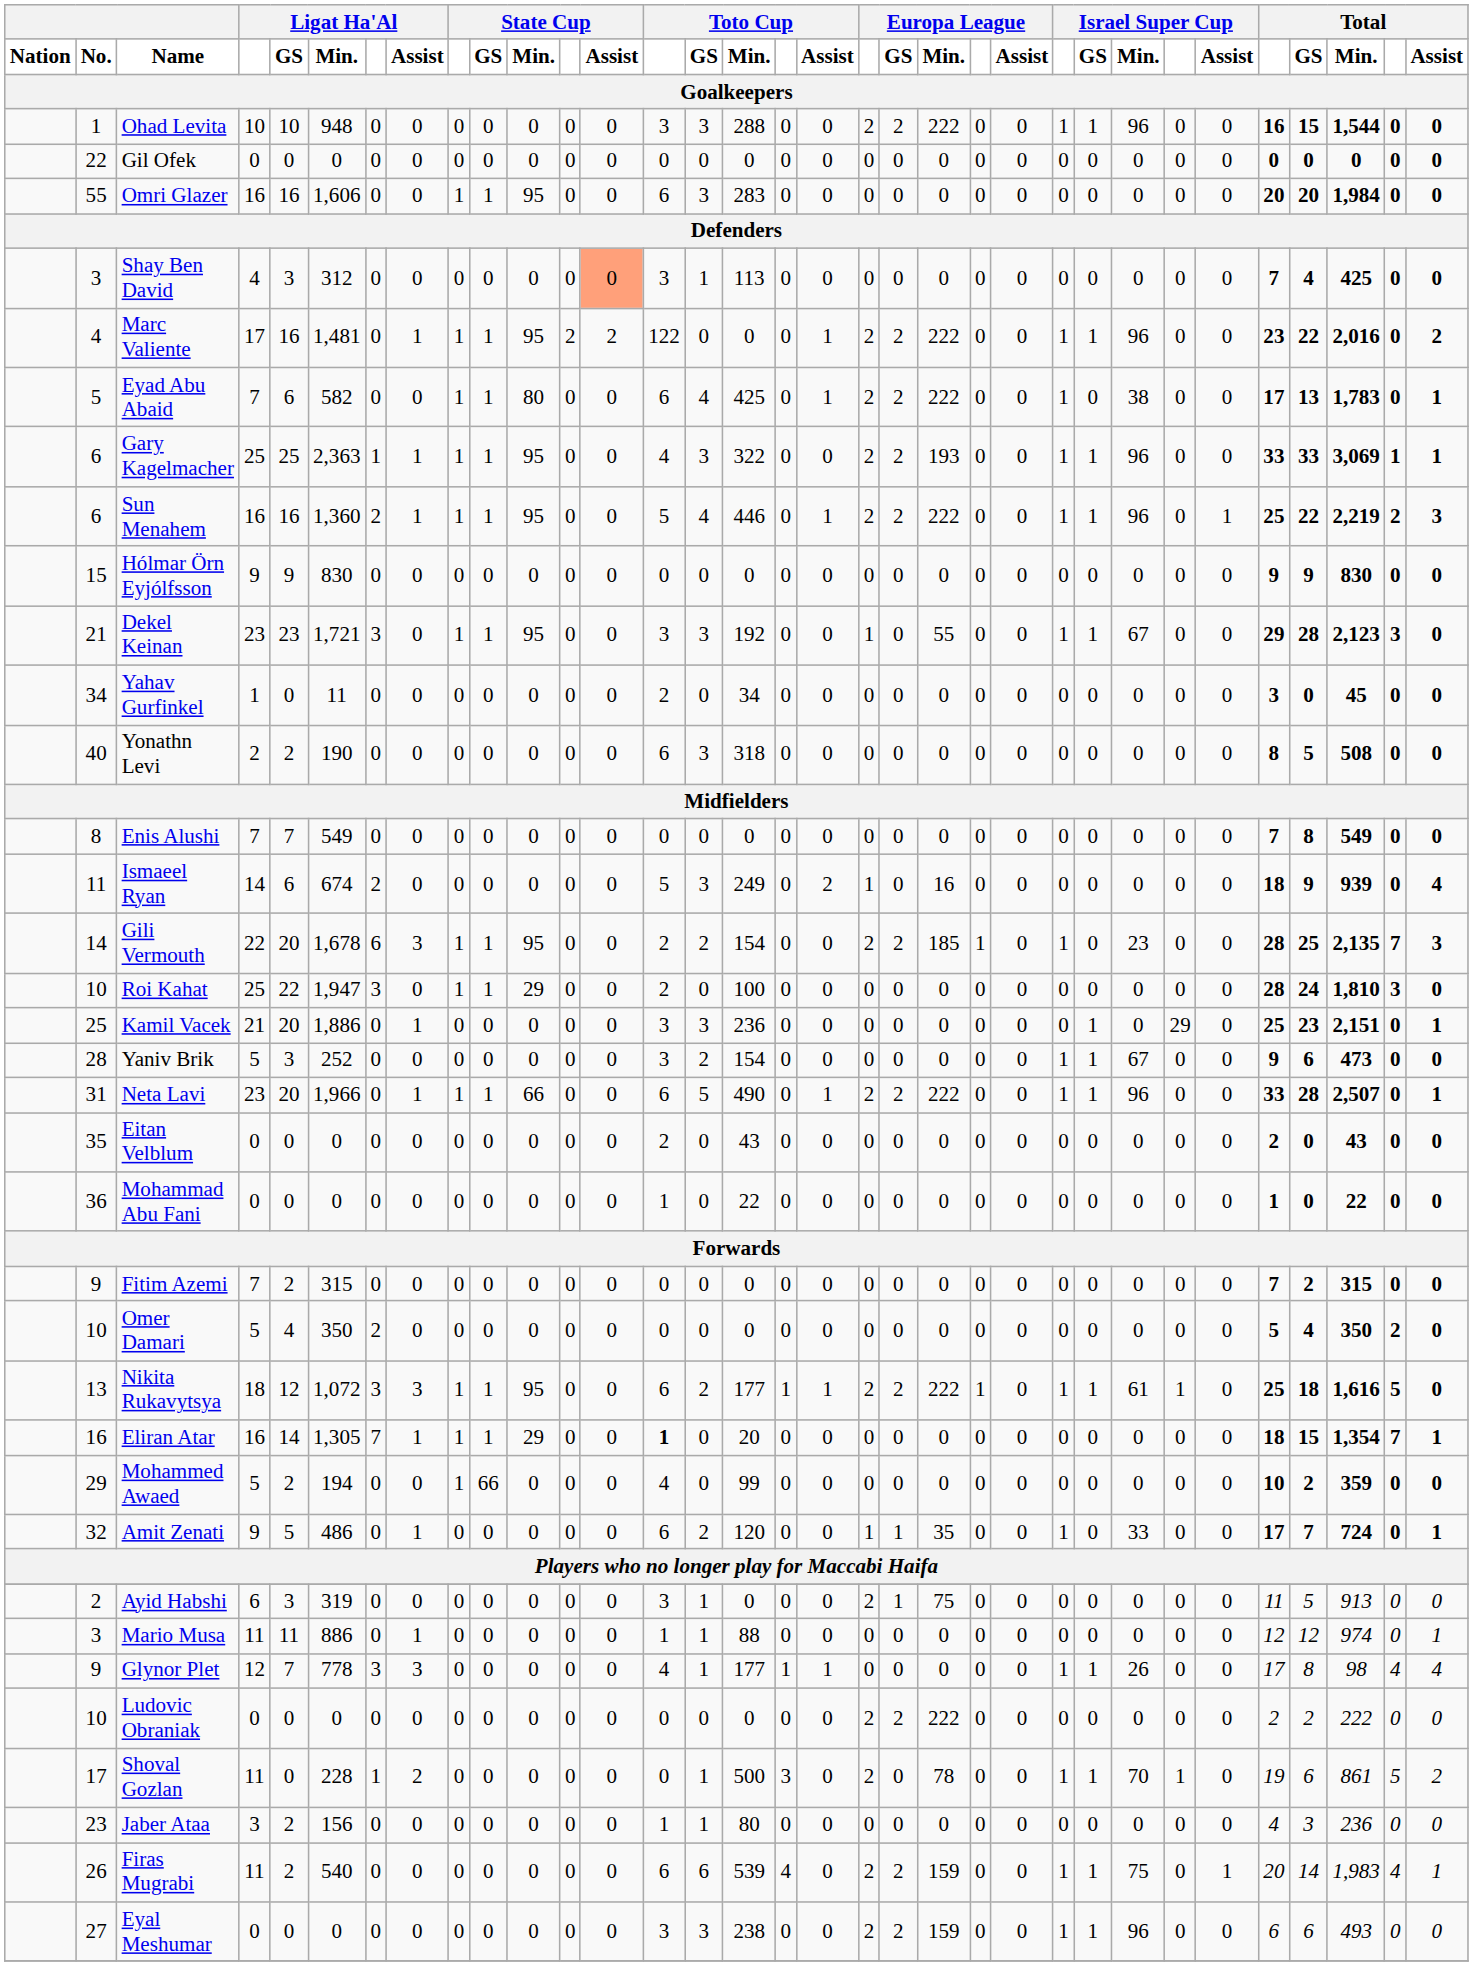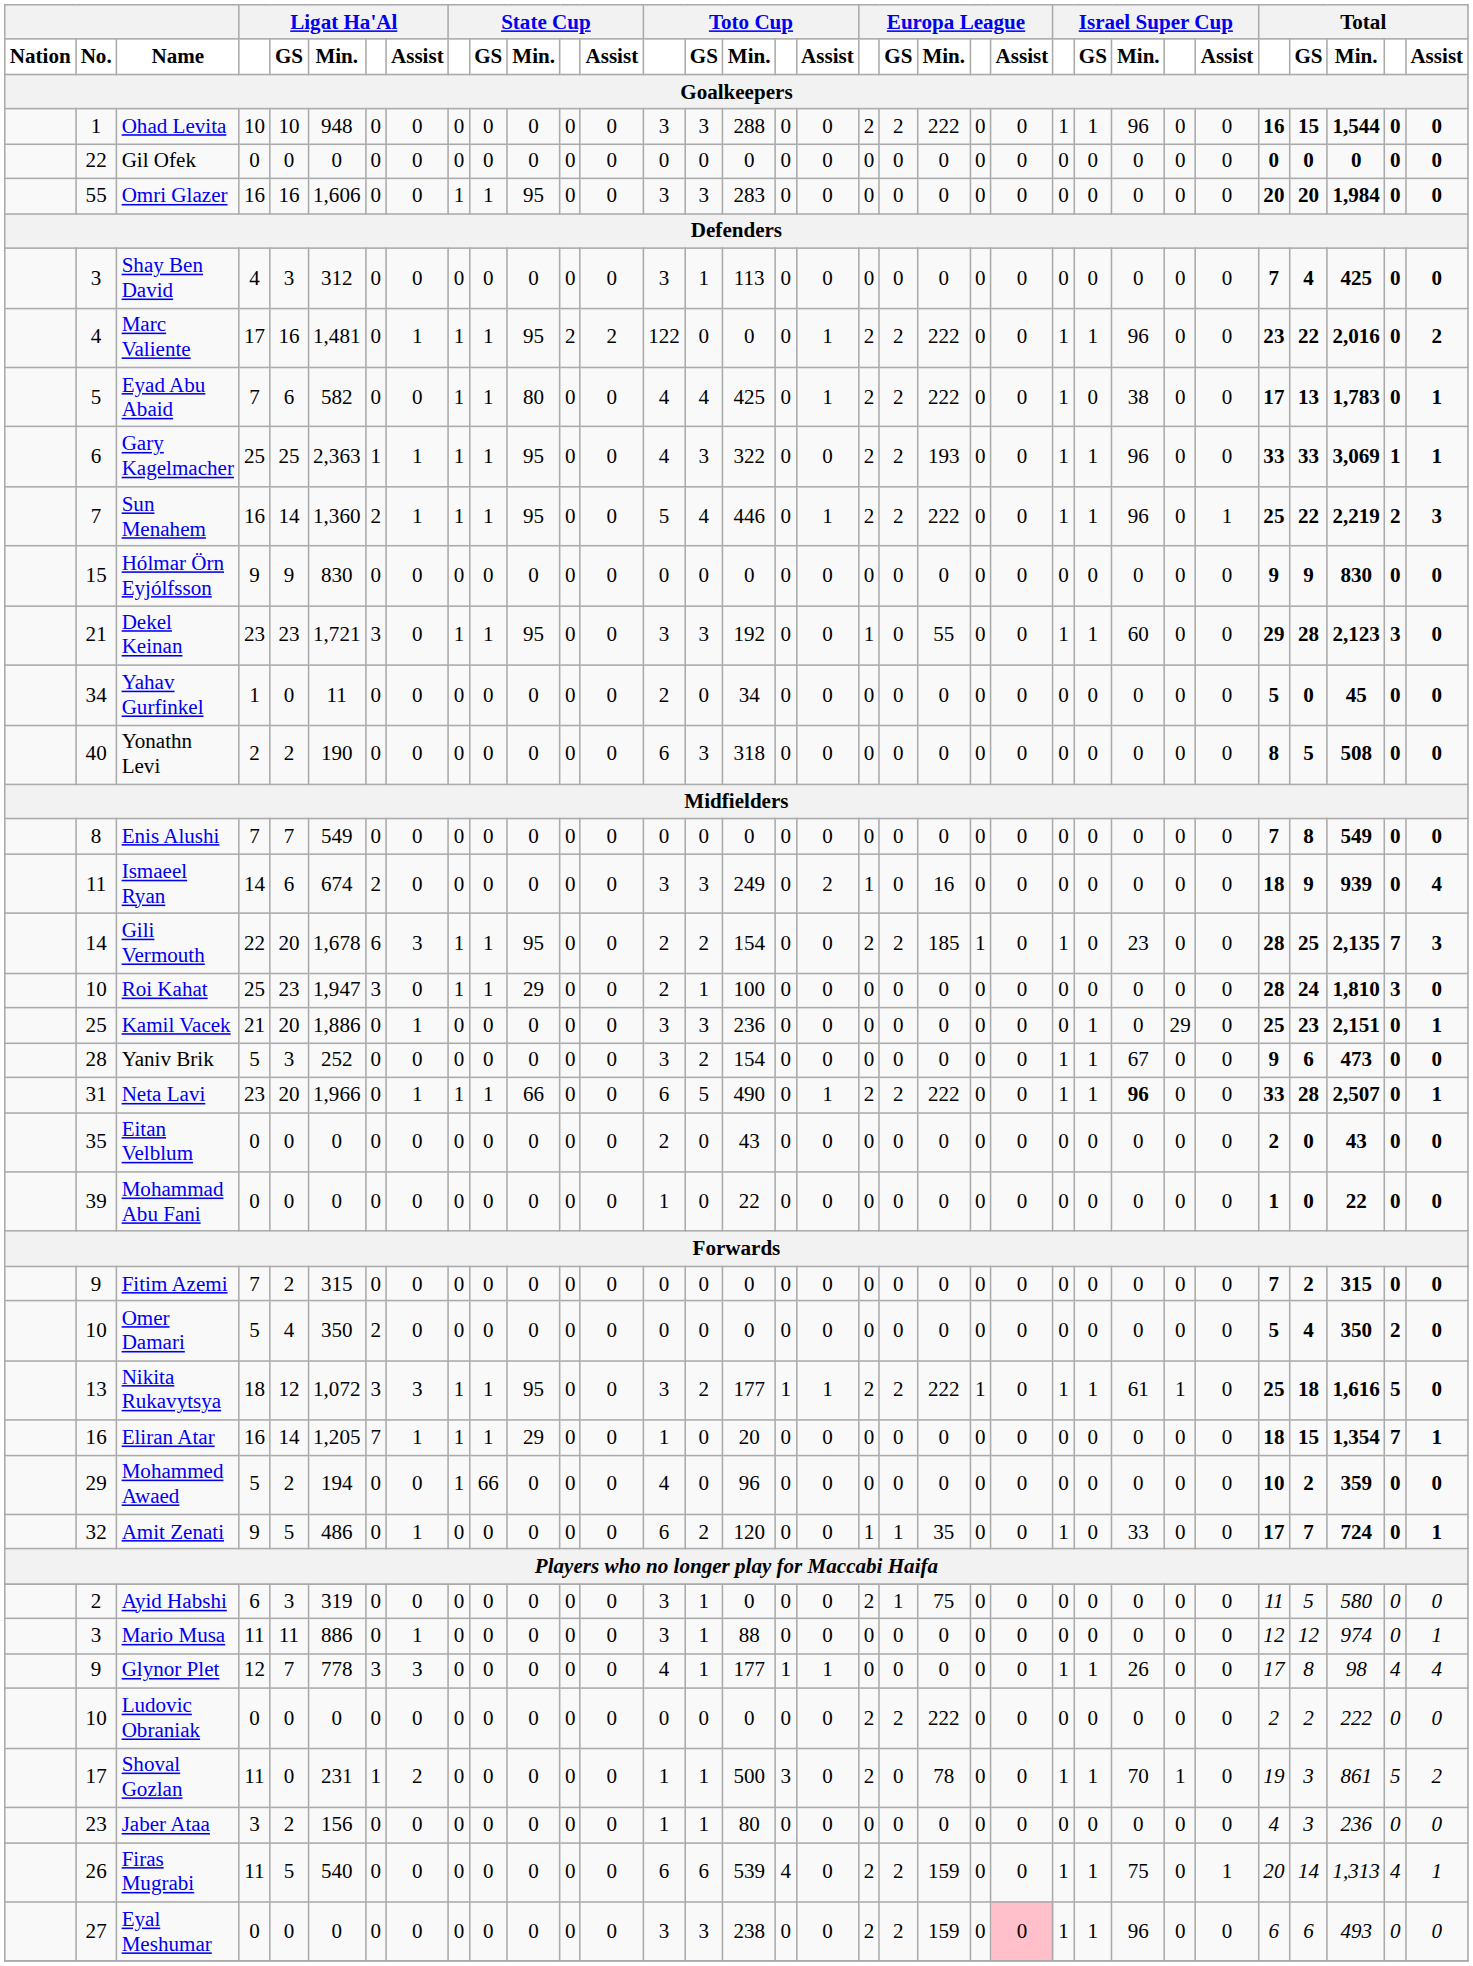(664, 195) 6 -> (664, 195) 3
(612, 277) lightsalmon background -> (612, 277) no background
(664, 396) 6 -> (664, 396) 4
(96, 515) 6 -> (96, 515) 7
(289, 515) 16 -> (289, 515) 14
(1138, 634) 67 -> (1138, 634) 60
(1274, 694) 3 -> (1274, 694) 5
(664, 883) 5 -> (664, 883) 3
(289, 989) 22 -> (289, 989) 23
(704, 989) 0 -> (704, 989) 1
(1138, 1094) normal -> (1138, 1094) bold
(96, 1200) 36 -> (96, 1200) 39
(664, 1389) 6 -> (664, 1389) 3
(337, 1436) 1,305 -> (337, 1436) 1,205
(664, 1436) bold -> (664, 1436) normal
(749, 1484) 99 -> (749, 1484) 96
(1356, 1600) 913 -> (1356, 1600) 580
(664, 1635) 1 -> (664, 1635) 3
(337, 1777) 228 -> (337, 1777) 231
(664, 1777) 0 -> (664, 1777) 1
(1308, 1777) 6 -> (1308, 1777) 3
(289, 1871) 2 -> (289, 1871) 5
(1356, 1871) 1,983 -> (1356, 1871) 1,313
(1022, 1930) no background -> (1022, 1930) pink background
